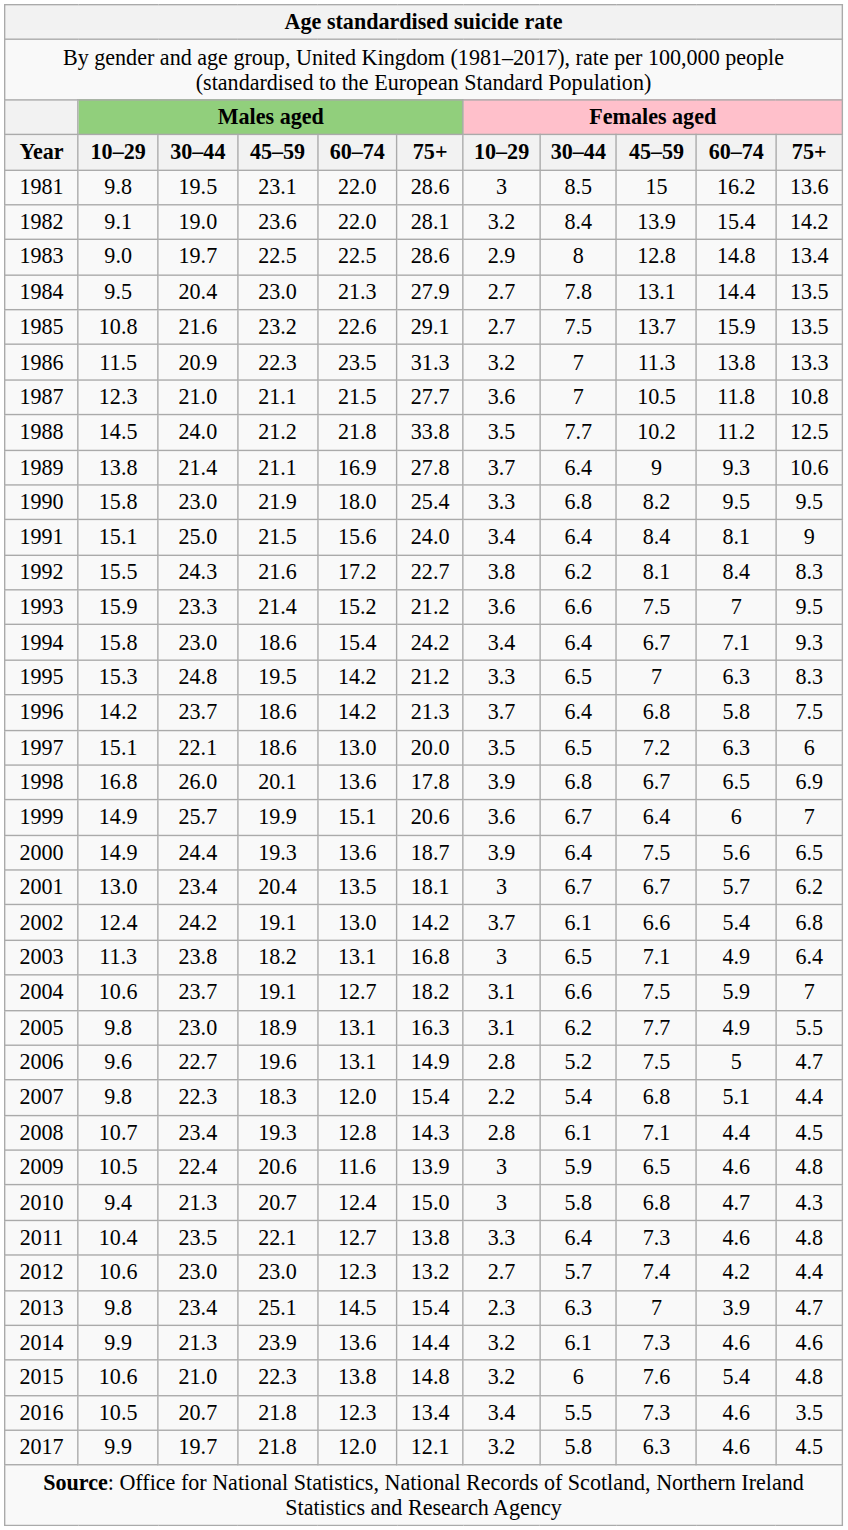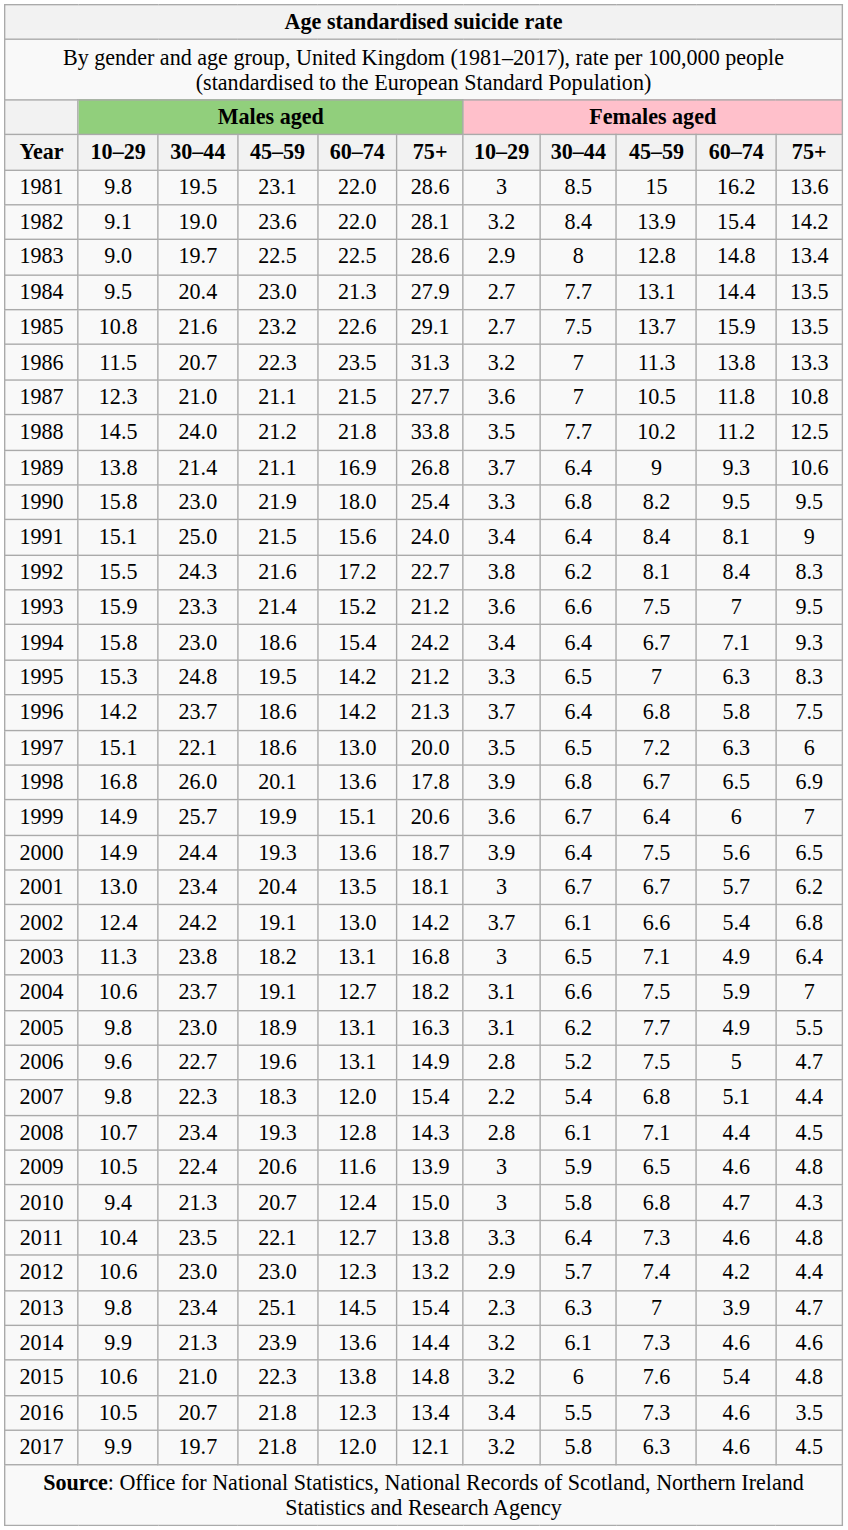(578, 291) 7.8 -> (578, 291) 7.7
(198, 362) 20.9 -> (198, 362) 20.7
(430, 467) 27.8 -> (430, 467) 26.8
(502, 1272) 2.7 -> (502, 1272) 2.9
